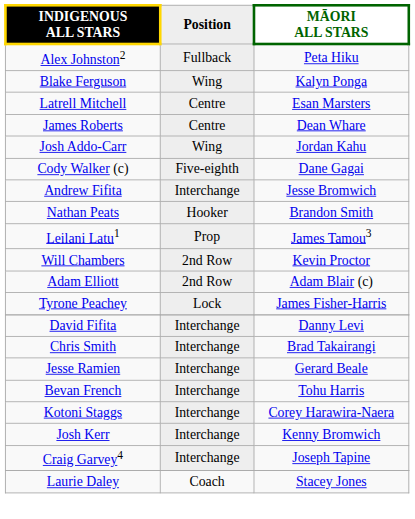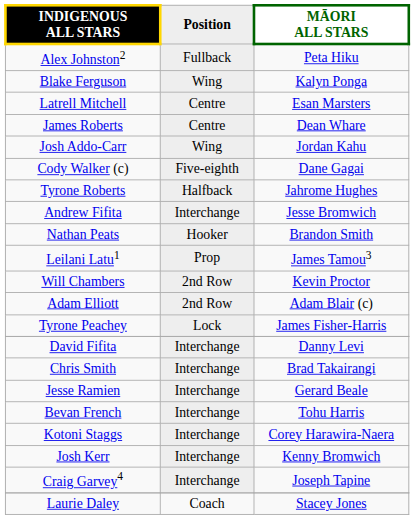+ row: (83, 190)
